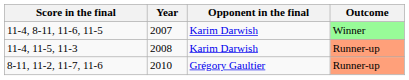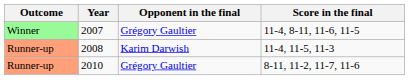columns swapped: (367, 13) <-> (76, 13)
(224, 30) Karim Darwish -> (158, 30) Grégory Gaultier
